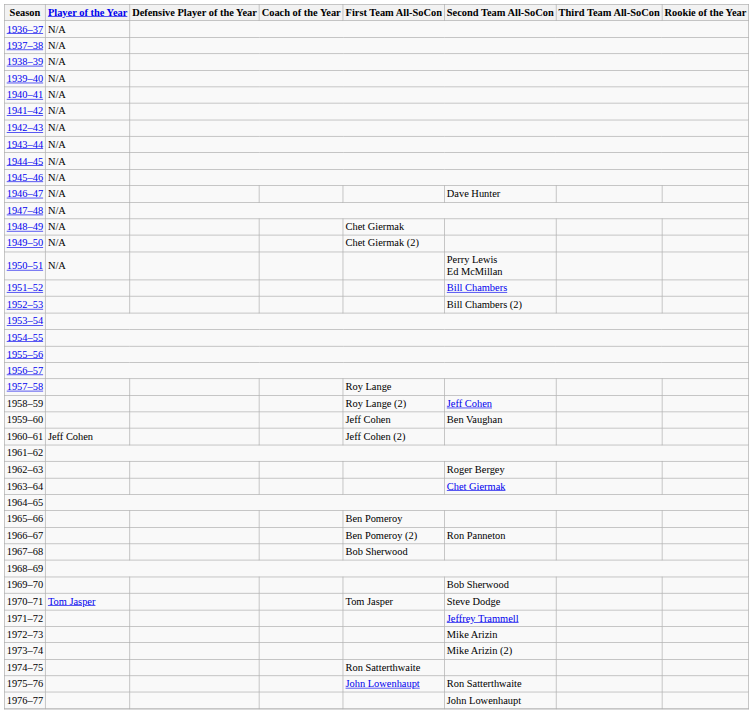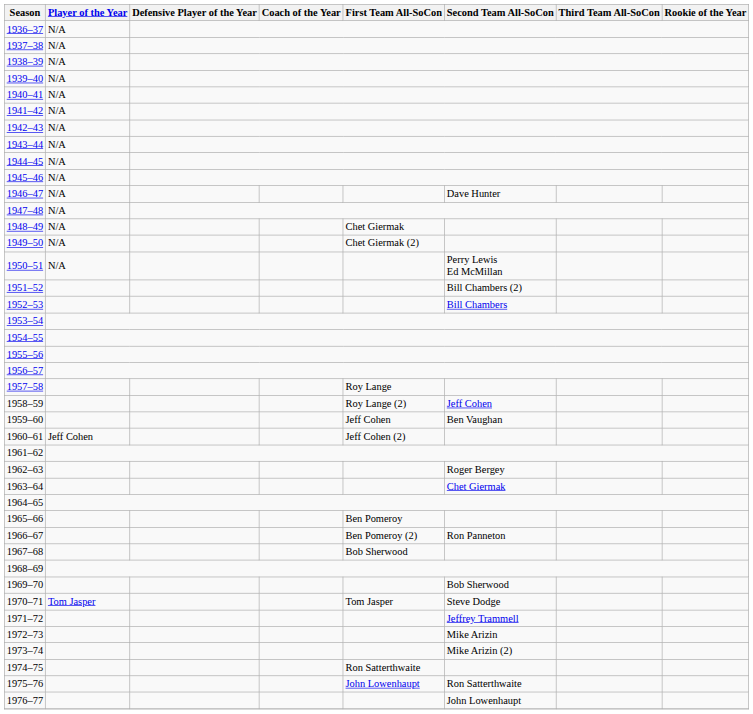(477, 288) Bill Chambers -> (484, 288) Bill Chambers (2)
(484, 304) Bill Chambers (2) -> (477, 304) Bill Chambers
